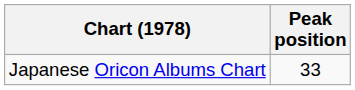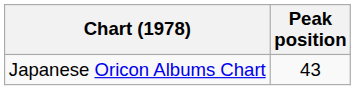(310, 69) 33 -> (310, 69) 43
